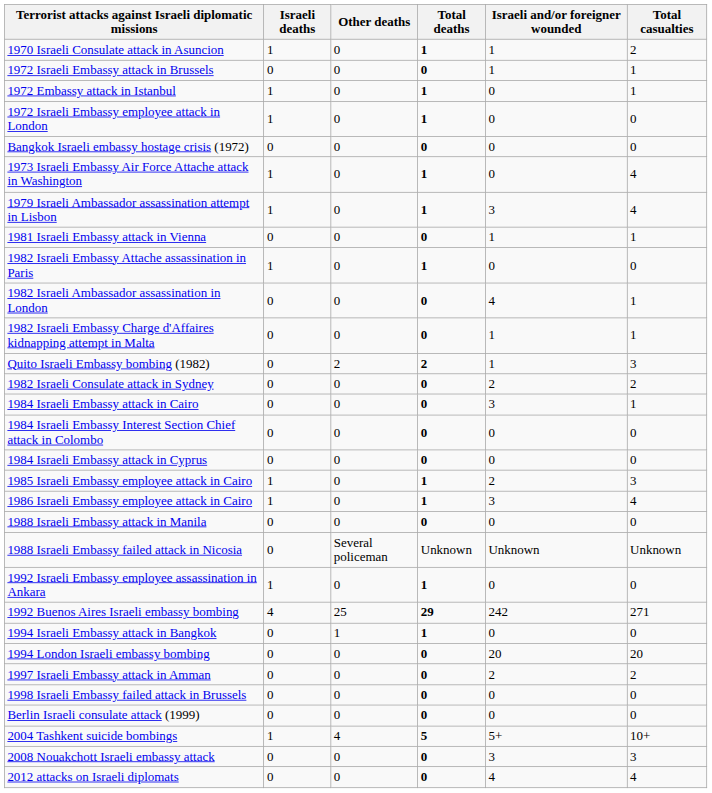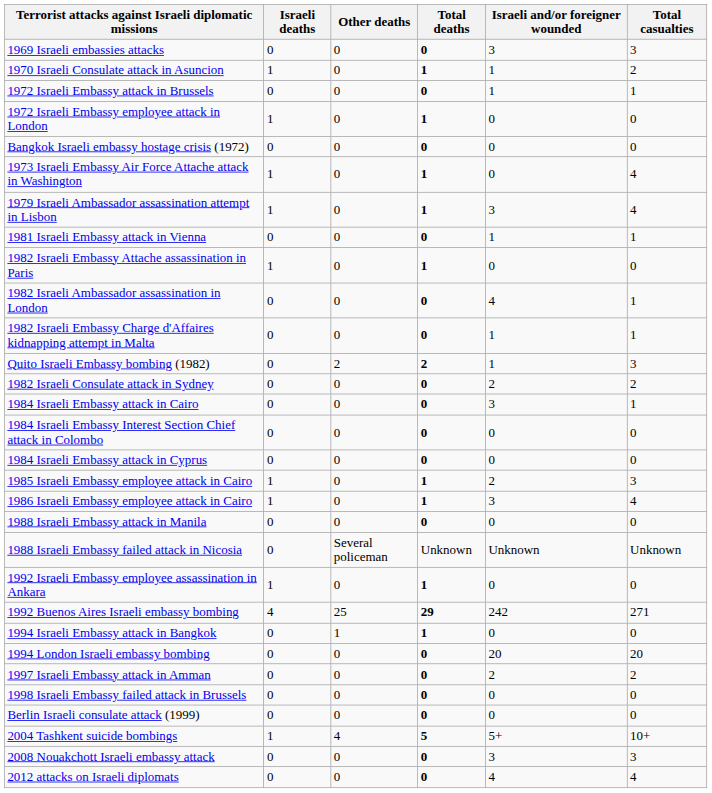+ row: (86, 49)
- row: (92, 91)
